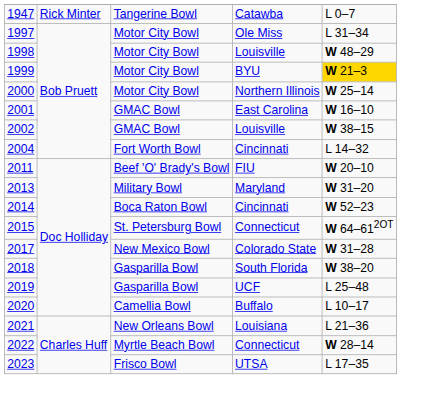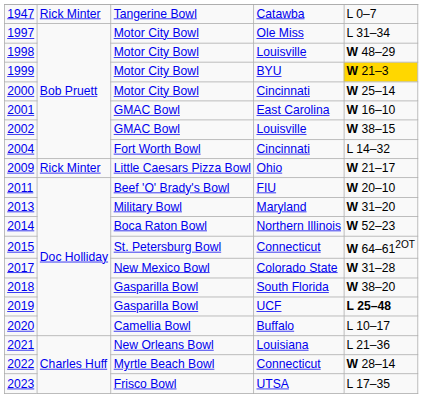(277, 91) Northern Illinois -> (283, 91) Cincinnati
+ row: (21, 168)
(262, 206) Cincinnati -> (299, 226) Northern Illinois
(347, 287) normal -> (369, 306) bold
